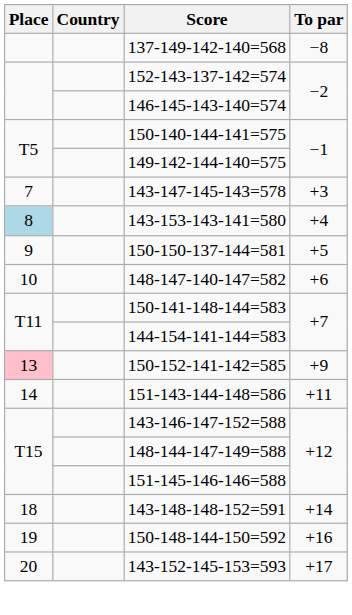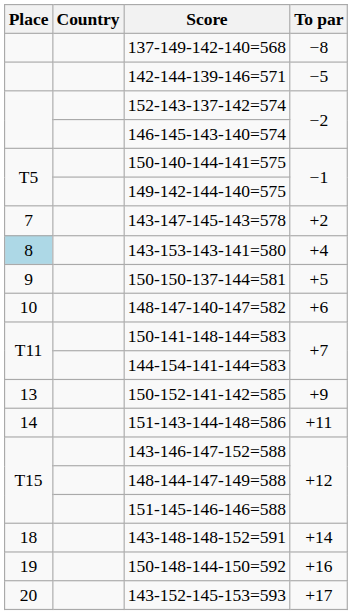+ row: (207, 76)
(319, 192) +3 -> (319, 220) +2
(29, 364) pink background -> (29, 393) no background
